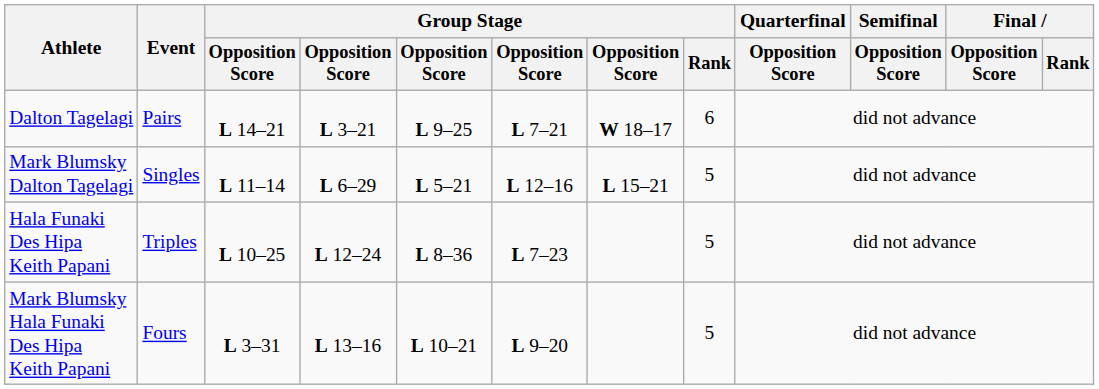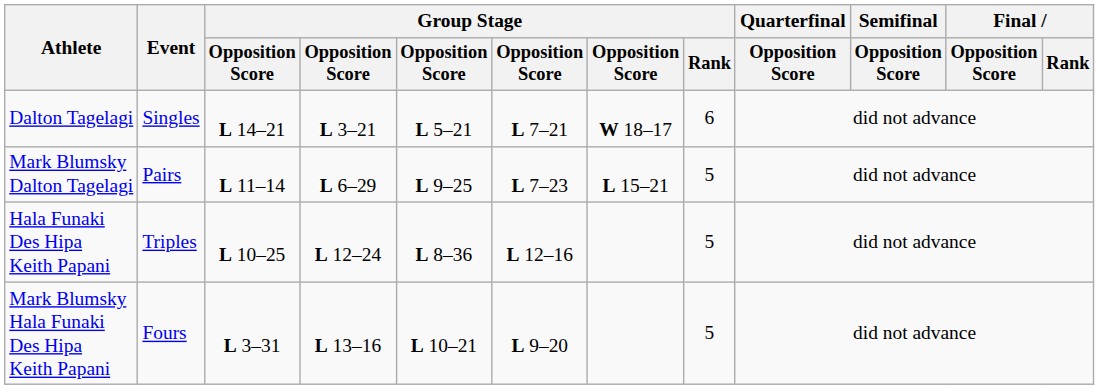(162, 118) Pairs -> (171, 118) Singles
(444, 129) L 9–25 -> (444, 129) L 5–21
(171, 174) Singles -> (162, 174) Pairs
(444, 185) L 5–21 -> (444, 185) L 9–25
(540, 185) L 12–16 -> (540, 185) L 7–23
(540, 253) L 7–23 -> (540, 253) L 12–16
